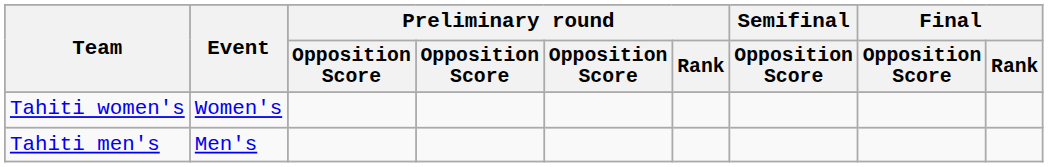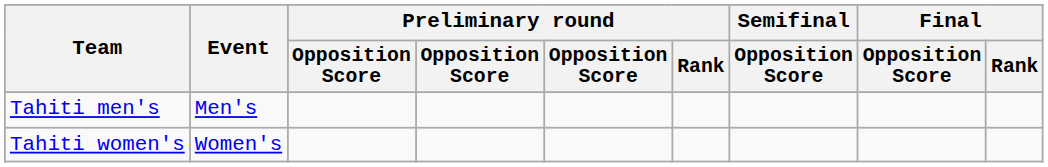rows swapped: (85, 144) <-> (97, 109)
